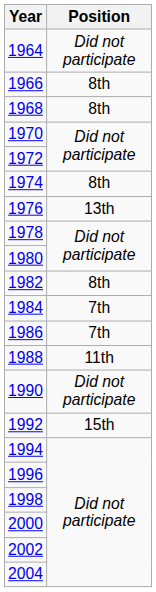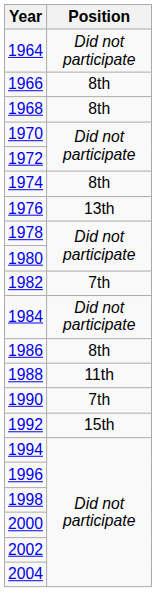(99, 283) 8th -> (99, 283) 7th
(99, 308) 7th -> (99, 316) Did not participate
(99, 332) 7th -> (99, 350) 8th
(99, 391) Did not participate -> (99, 400) 7th
